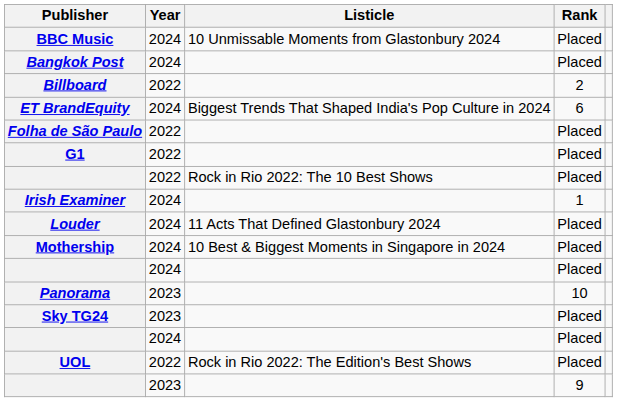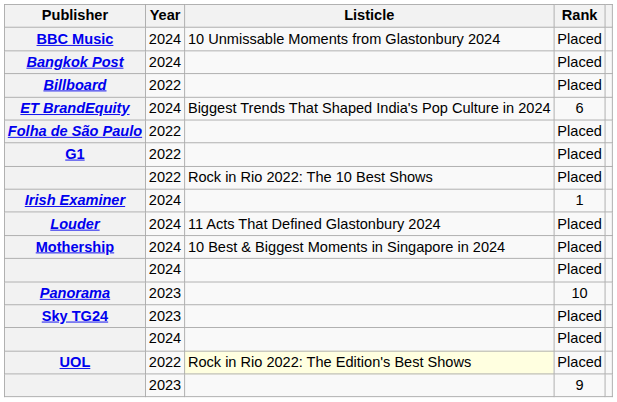(580, 85) 2 -> (580, 85) Placed
(330, 362) no background -> (330, 362) lightyellow background
